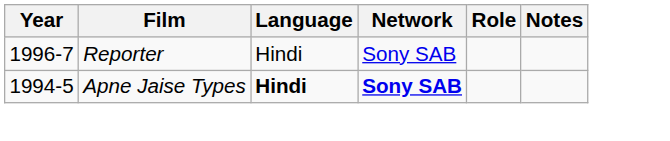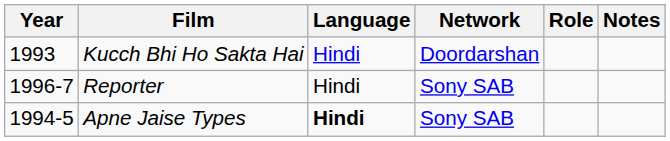+ row: (193, 53)
(412, 86) bold -> (467, 119) normal
